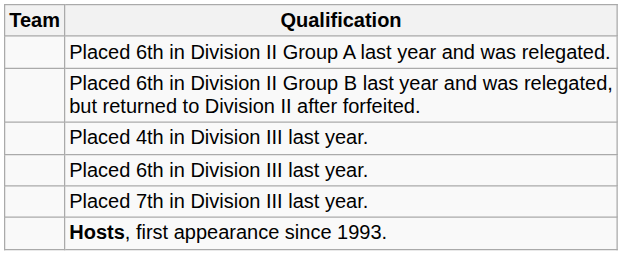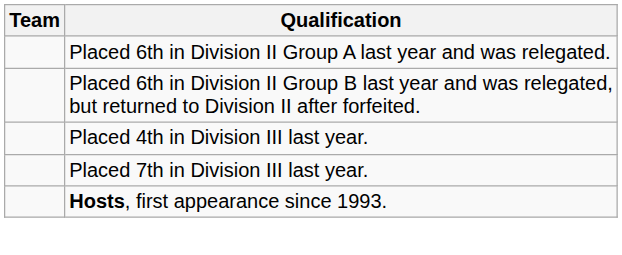- row: (219, 169)
